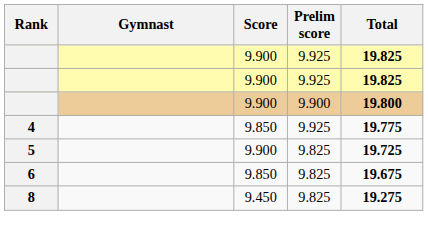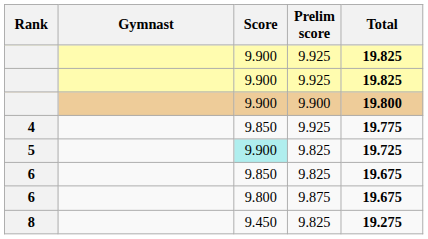(261, 151) no background -> (261, 151) paleturquoise background
+ row: (31, 198)
